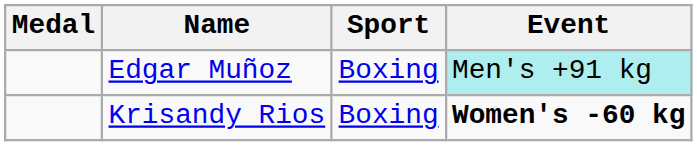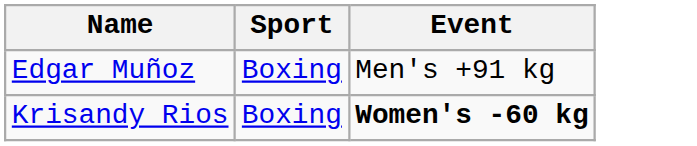- column: (53, 28)
(552, 73) paleturquoise background -> (455, 73) no background
